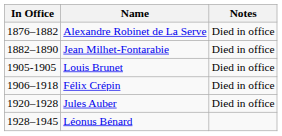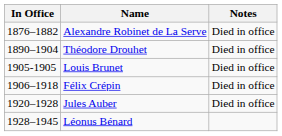- row: (116, 49)
+ row: (105, 49)
